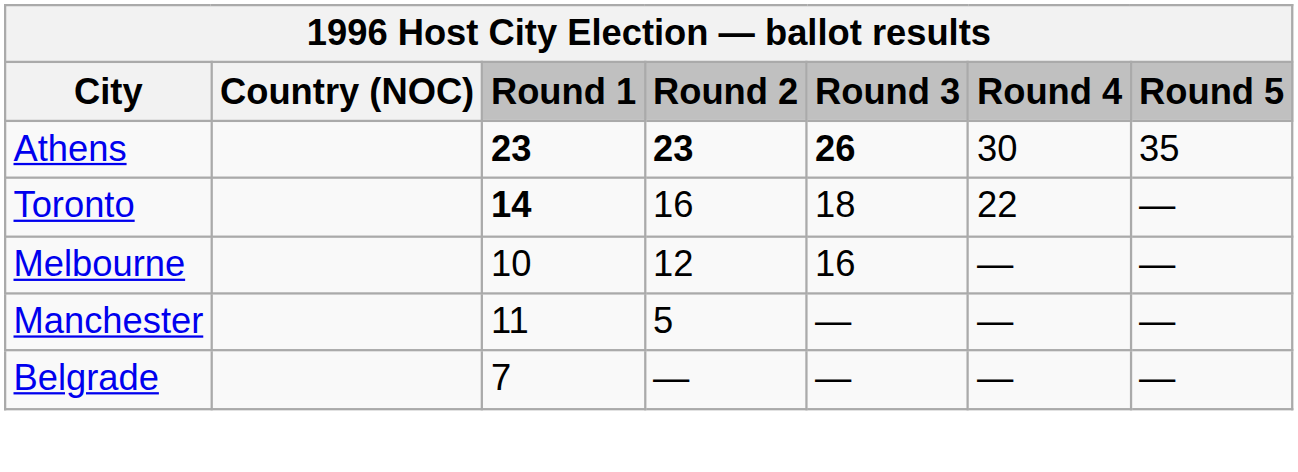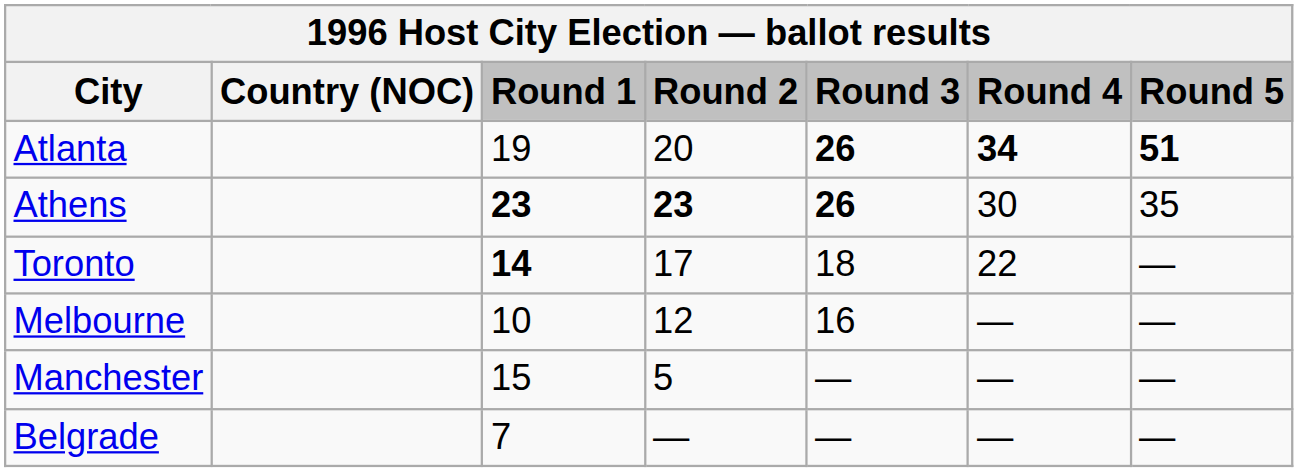+ row: (70, 148)
(673, 206) 16 -> (673, 263) 17
(510, 321) 11 -> (511, 378) 15
